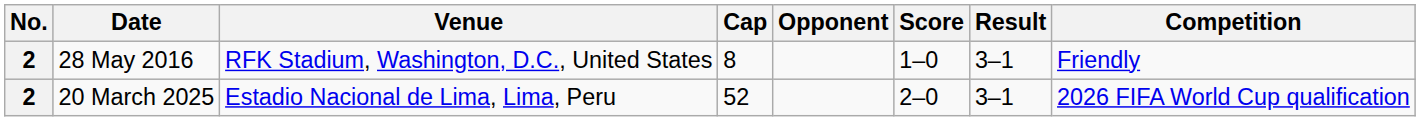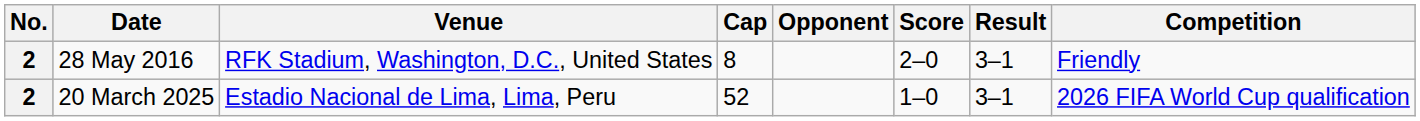(919, 60) 1–0 -> (919, 60) 2–0
(919, 97) 2–0 -> (919, 97) 1–0
